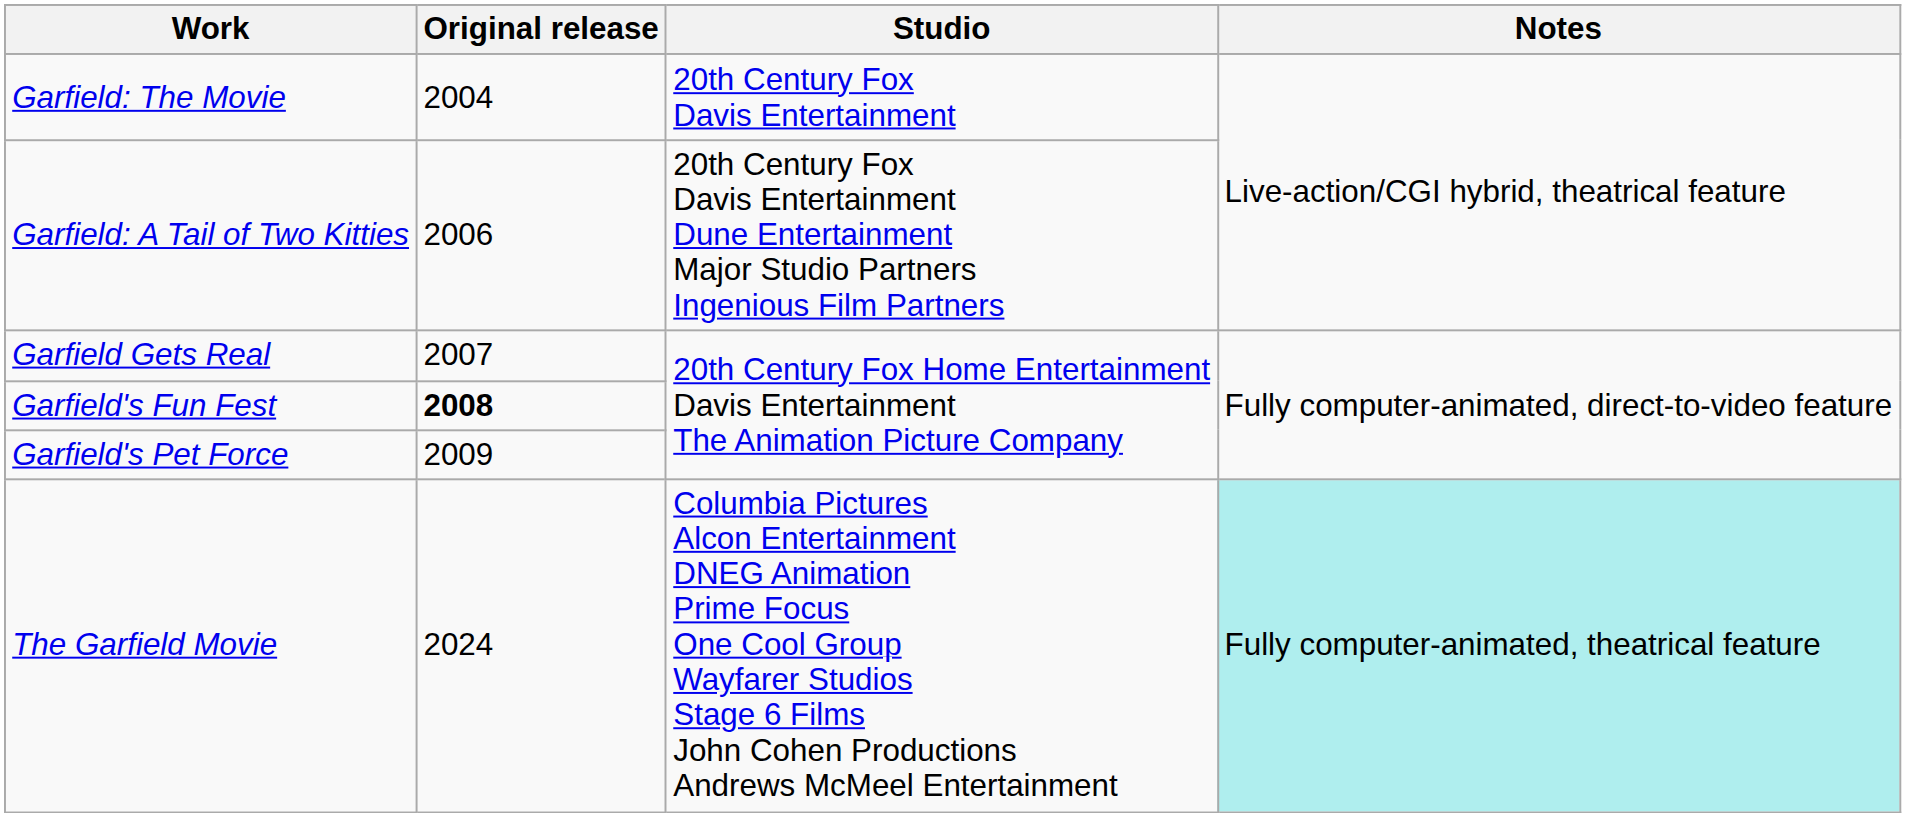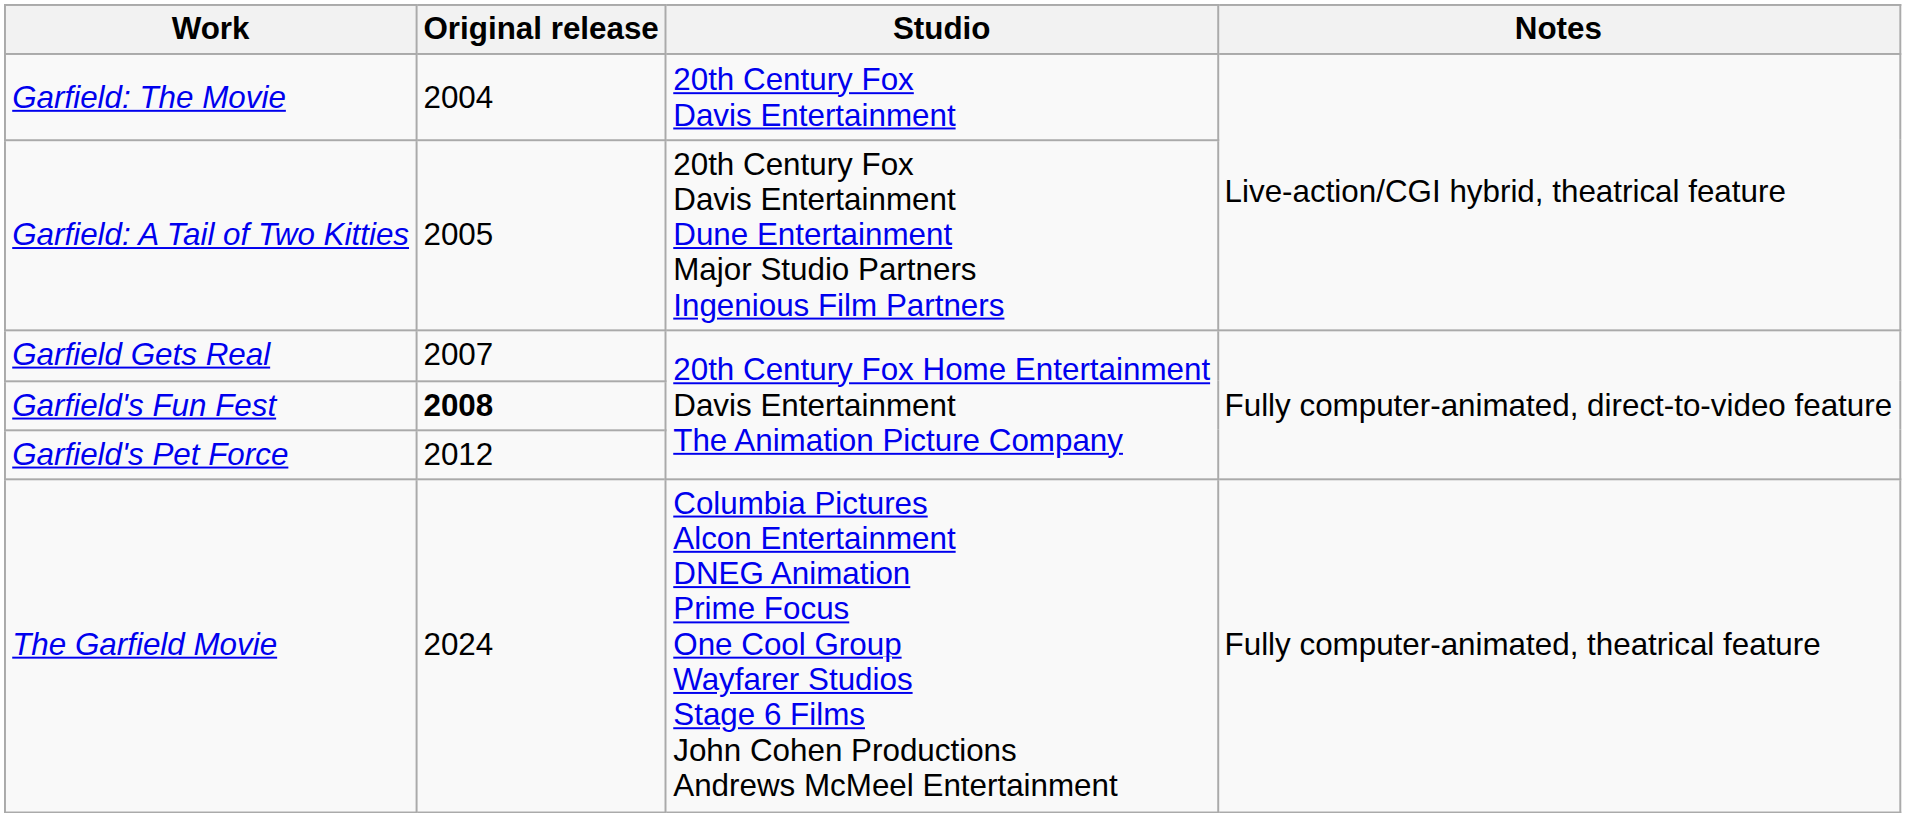(458, 234) 2006 -> (458, 234) 2005
(458, 454) 2009 -> (458, 454) 2012
(1523, 645) paleturquoise background -> (1523, 645) no background
